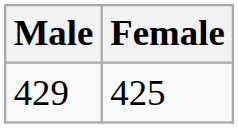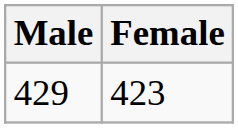(138, 92) 425 -> (138, 92) 423
